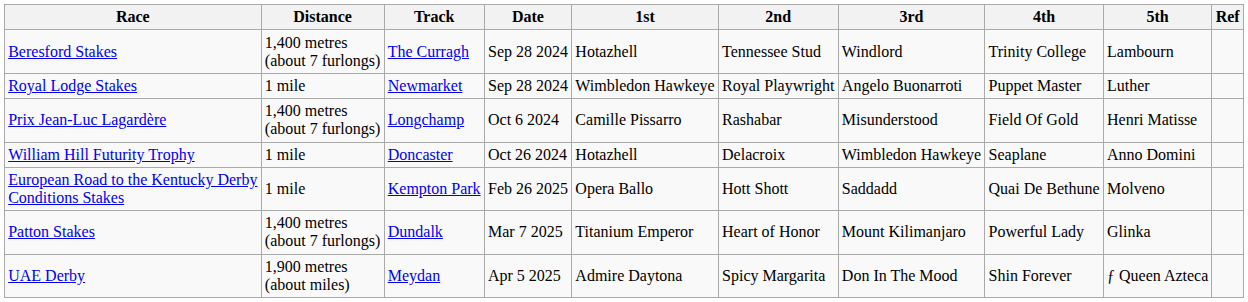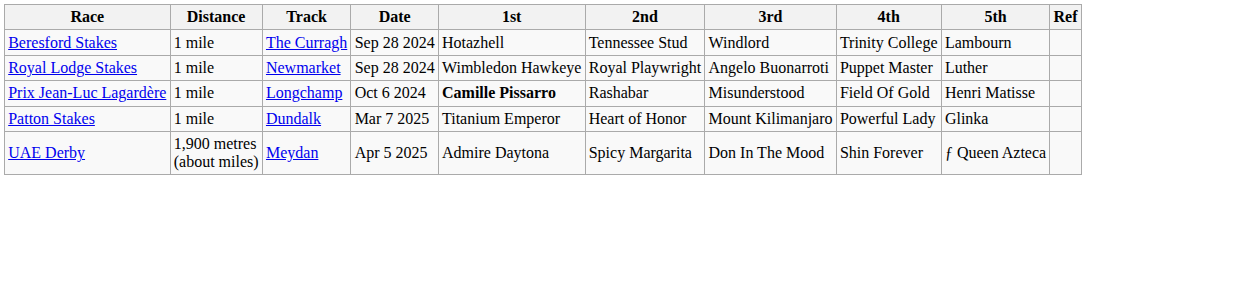(323, 51) 1,400 metres (about 7 furlongs) -> (194, 42) 1 mile
(323, 120) 1,400 metres (about 7 furlongs) -> (194, 93) 1 mile
(628, 120) normal -> (499, 93) bold
- row: (101, 154)
- row: (133, 189)
(323, 232) 1,400 metres (about 7 furlongs) -> (194, 118) 1 mile
